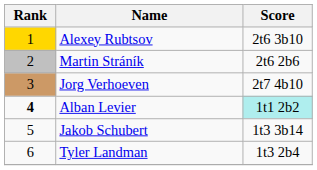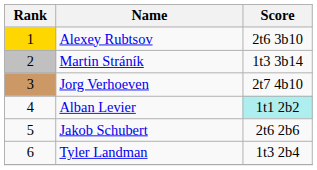(278, 61) 2t6 2b6 -> (278, 61) 1t3 3b14
(30, 107) bold -> (30, 107) normal
(278, 130) 1t3 3b14 -> (278, 130) 2t6 2b6
